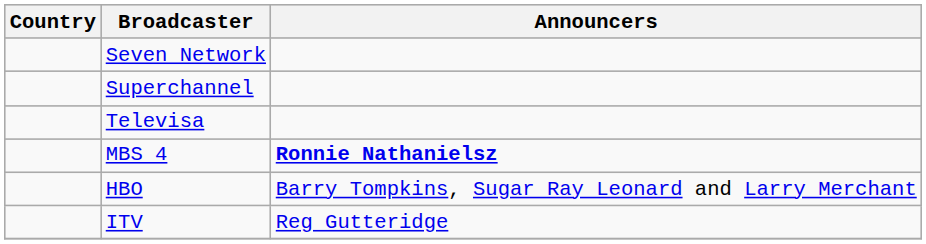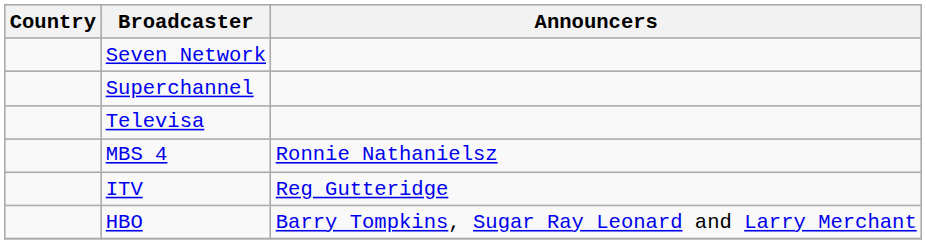(387, 155) bold -> (387, 155) normal
rows swapped: (124, 222) <-> (124, 189)
